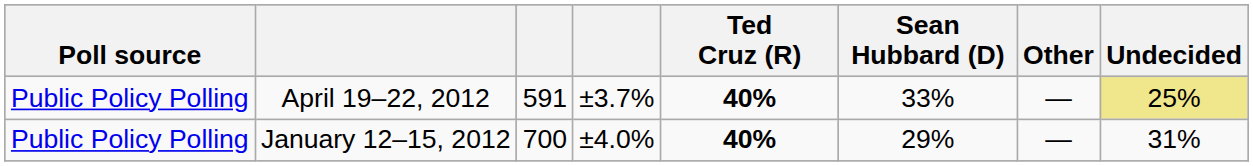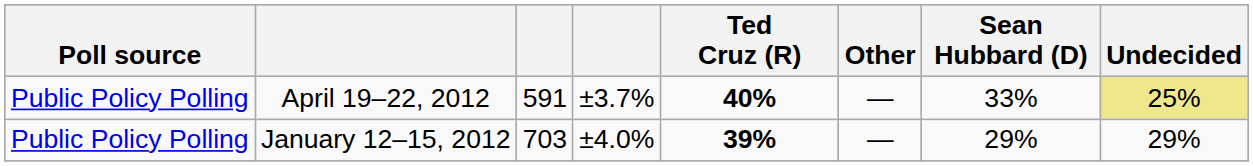columns swapped: (928, 40) <-> (1059, 55)
(545, 139) 700 -> (545, 139) 703
(750, 139) 40% -> (750, 139) 39%
(1174, 139) 31% -> (1174, 139) 29%
